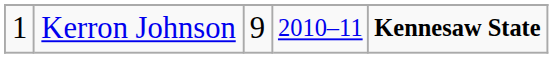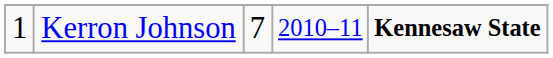(257, 28) 9 -> (257, 28) 7
